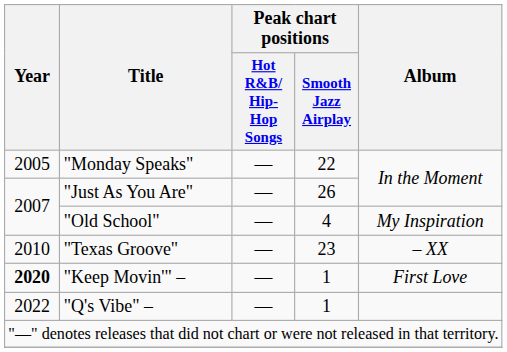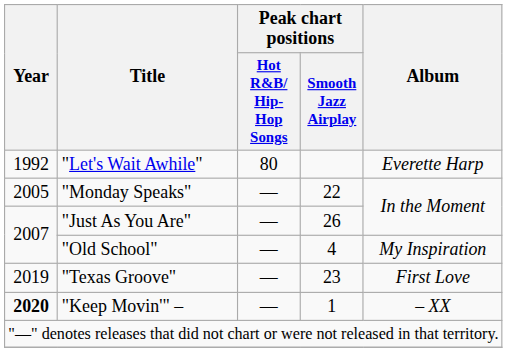+ row: (132, 163)
(32, 249) 2010 -> (31, 277) 2019
(430, 249) – XX -> (433, 277) First Love
(430, 277) First Love -> (433, 306) – XX
- row: (108, 306)
